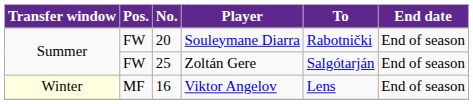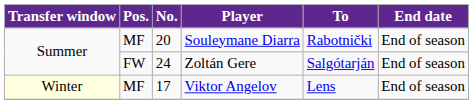(134, 39) FW -> (134, 39) MF
(163, 63) 25 -> (163, 63) 24
(163, 87) 16 -> (163, 87) 17
